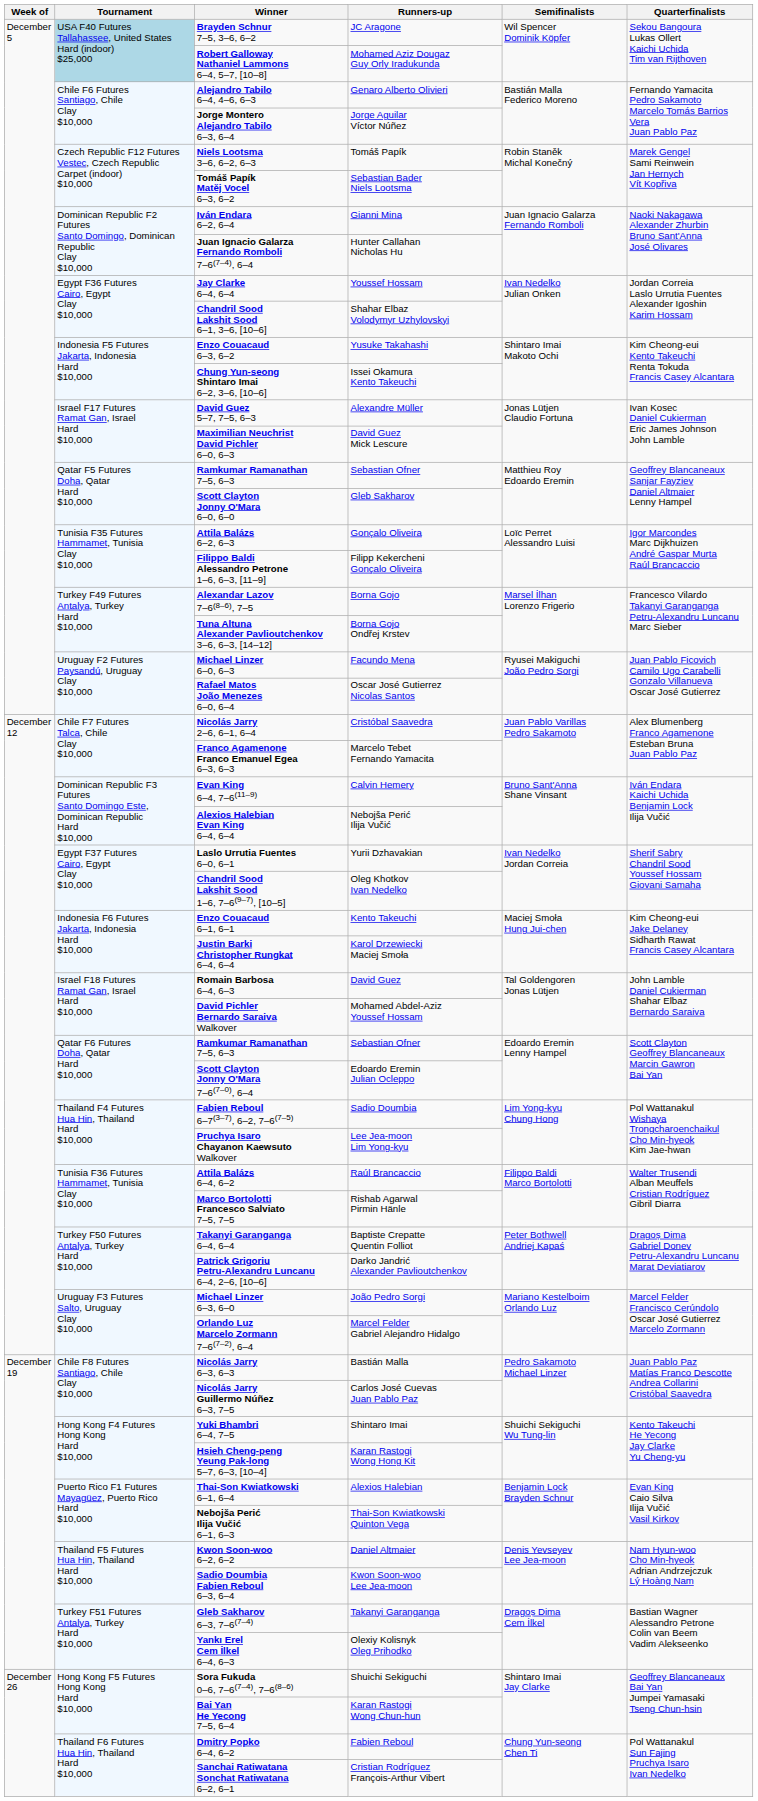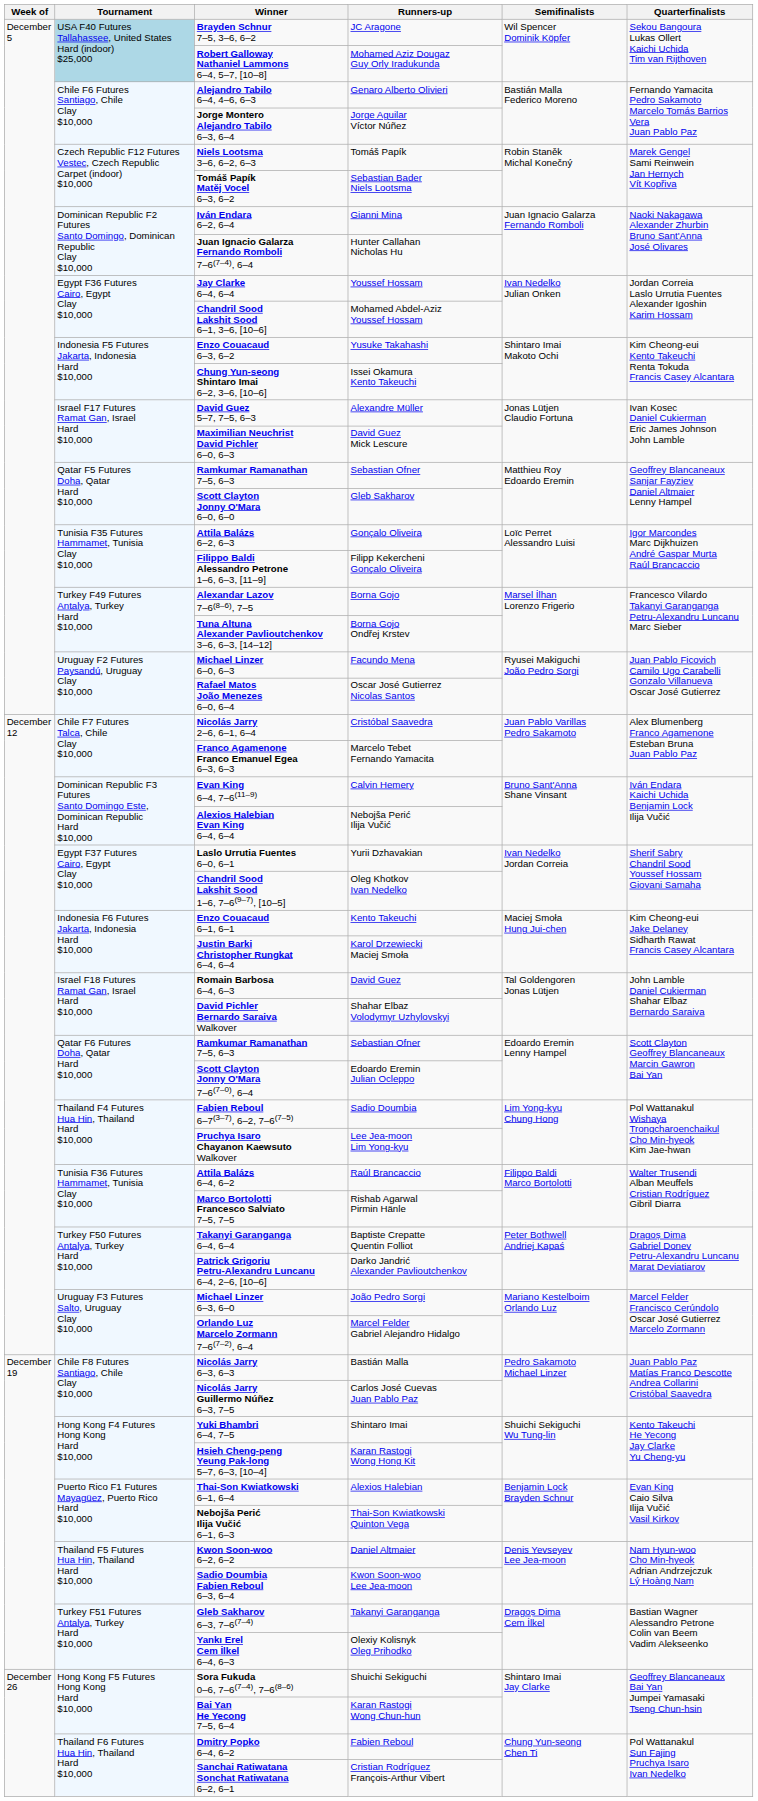(400, 314) Shahar Elbaz Volodymyr Uzhylovskyi -> (396, 314) Mohamed Abdel-Aziz Youssef Hossam
(396, 1011) Mohamed Abdel-Aziz Youssef Hossam -> (400, 1011) Shahar Elbaz Volodymyr Uzhylovskyi
